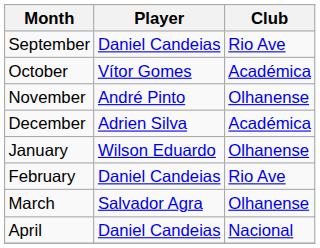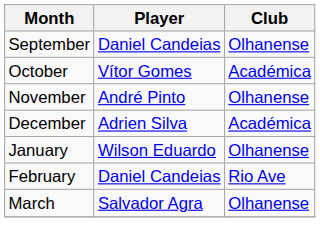(257, 44) Rio Ave -> (269, 44) Olhanense
- row: (25, 230)
